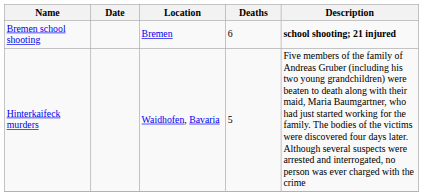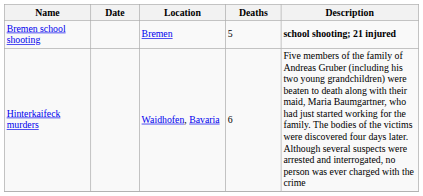(230, 34) 6 -> (230, 34) 5
(230, 120) 5 -> (230, 120) 6
